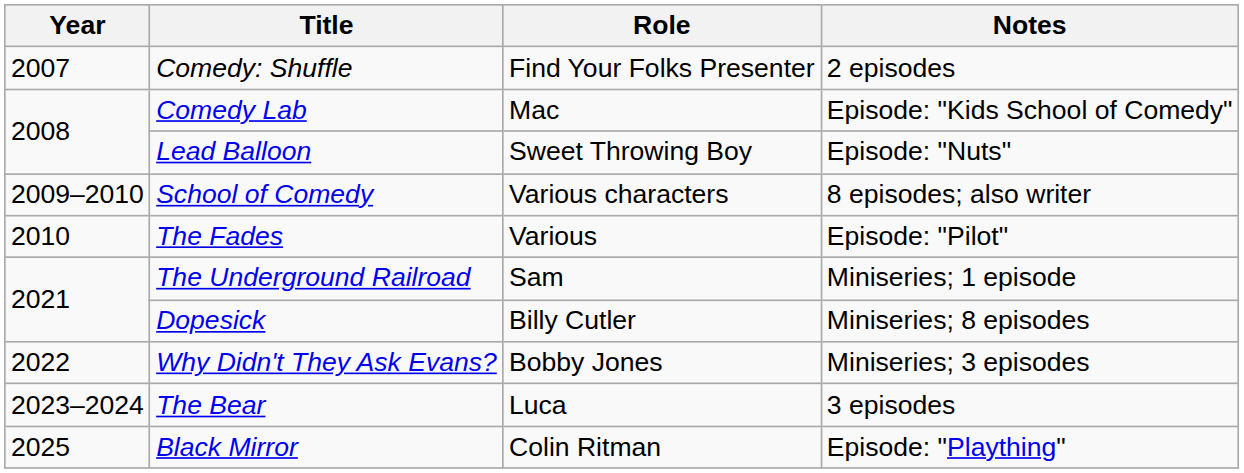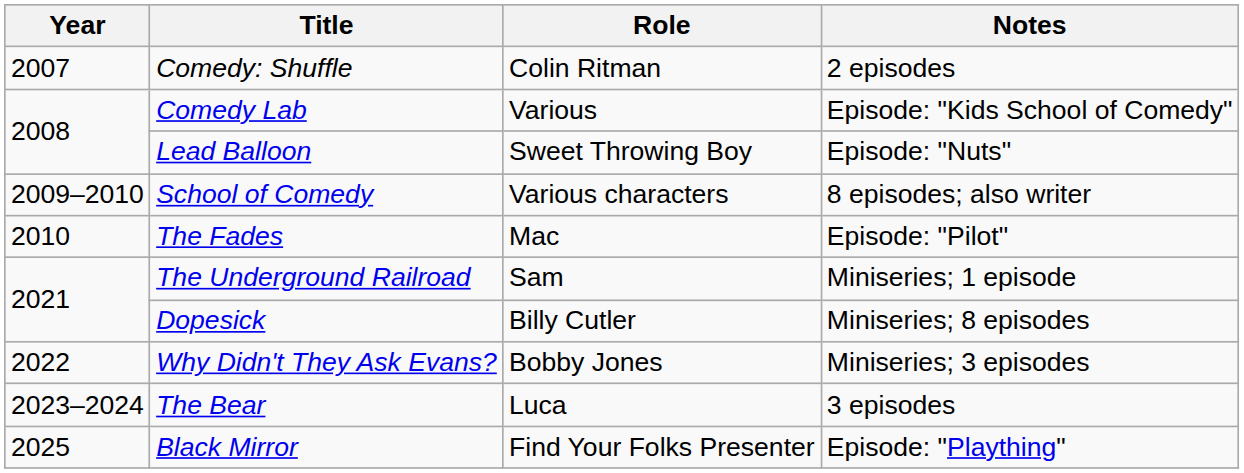(662, 67) Find Your Folks Presenter -> (585, 67) Colin Ritman
(534, 109) Mac -> (553, 109) Various
(553, 236) Various -> (534, 236) Mac
(585, 446) Colin Ritman -> (662, 446) Find Your Folks Presenter
